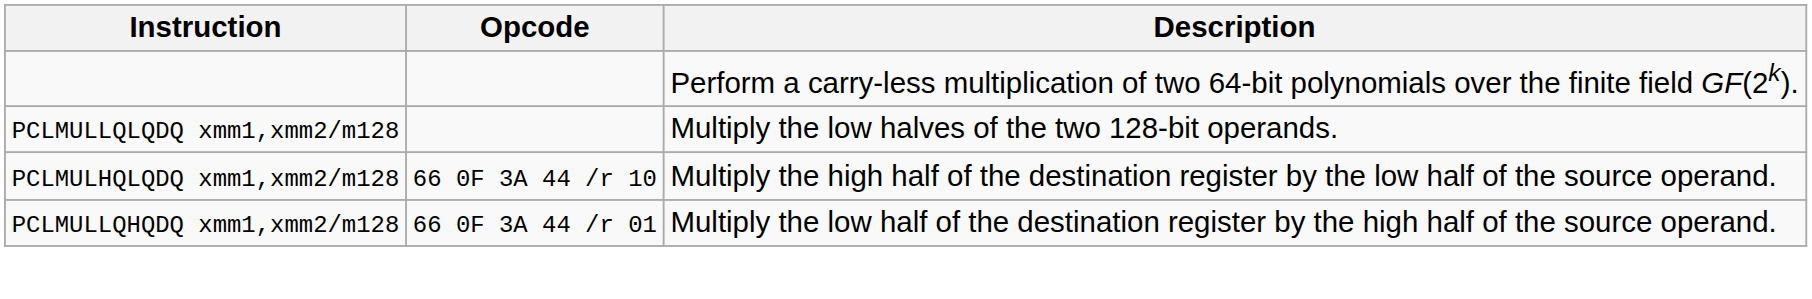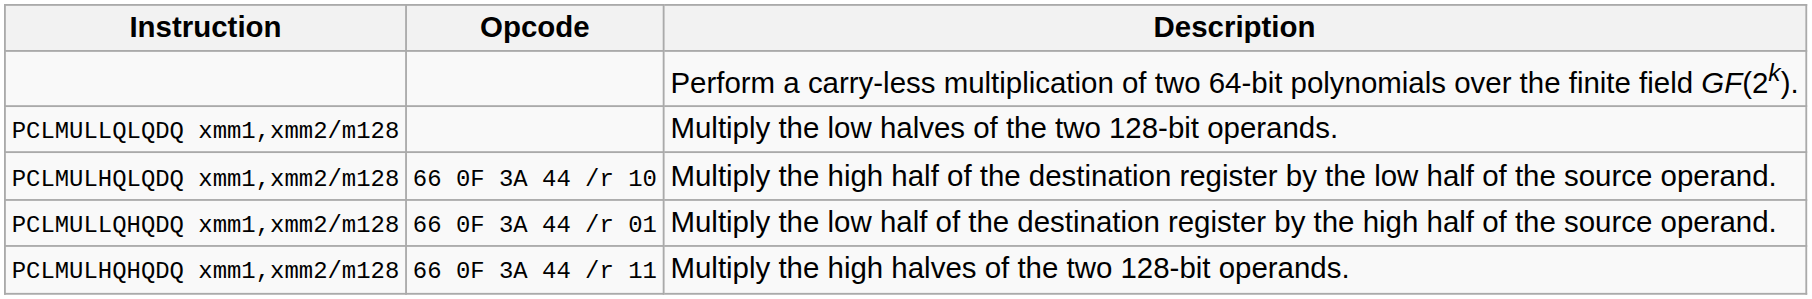+ row: (205, 272)
